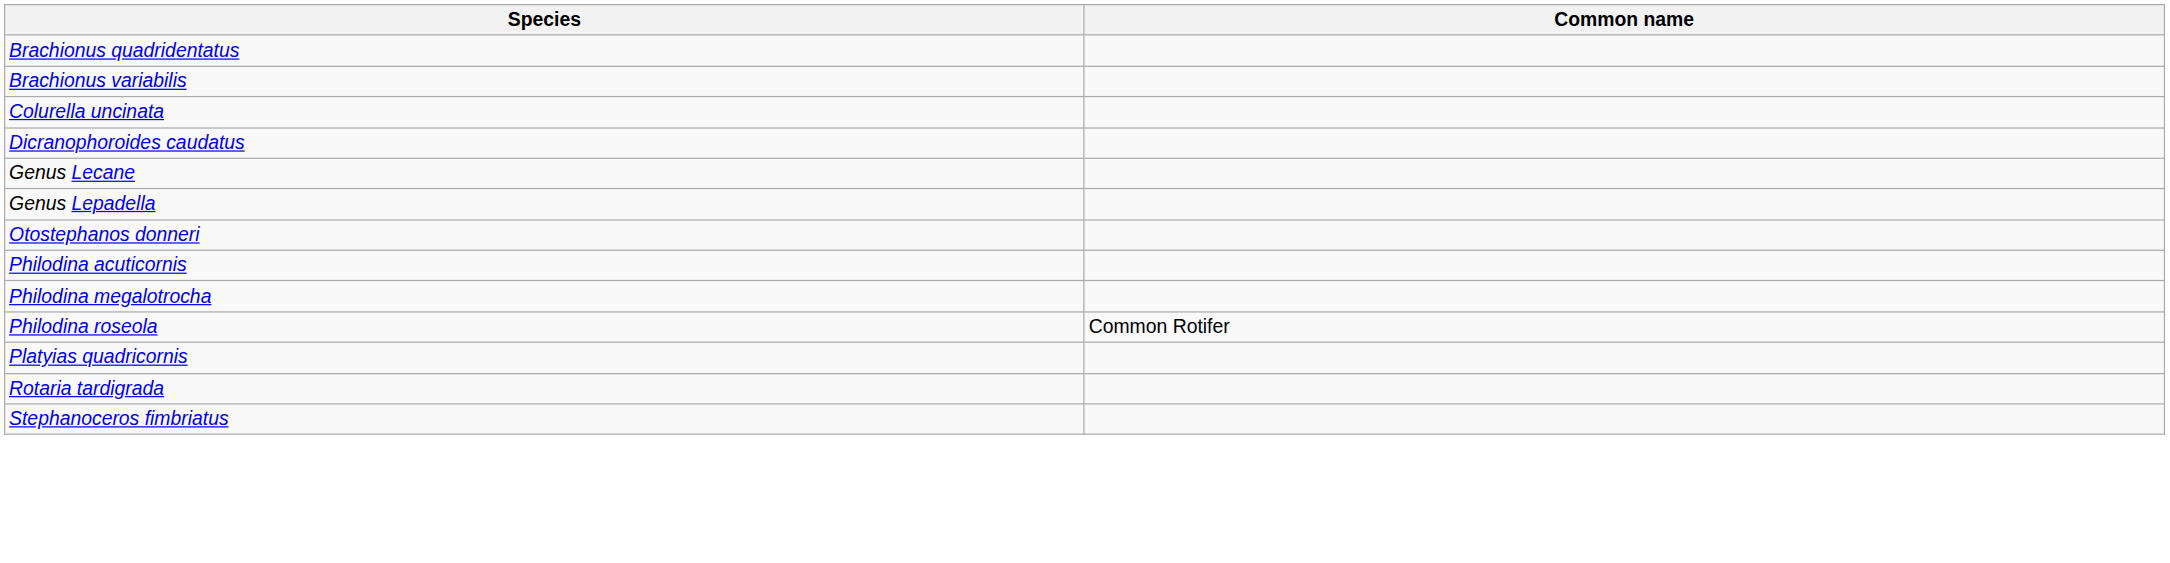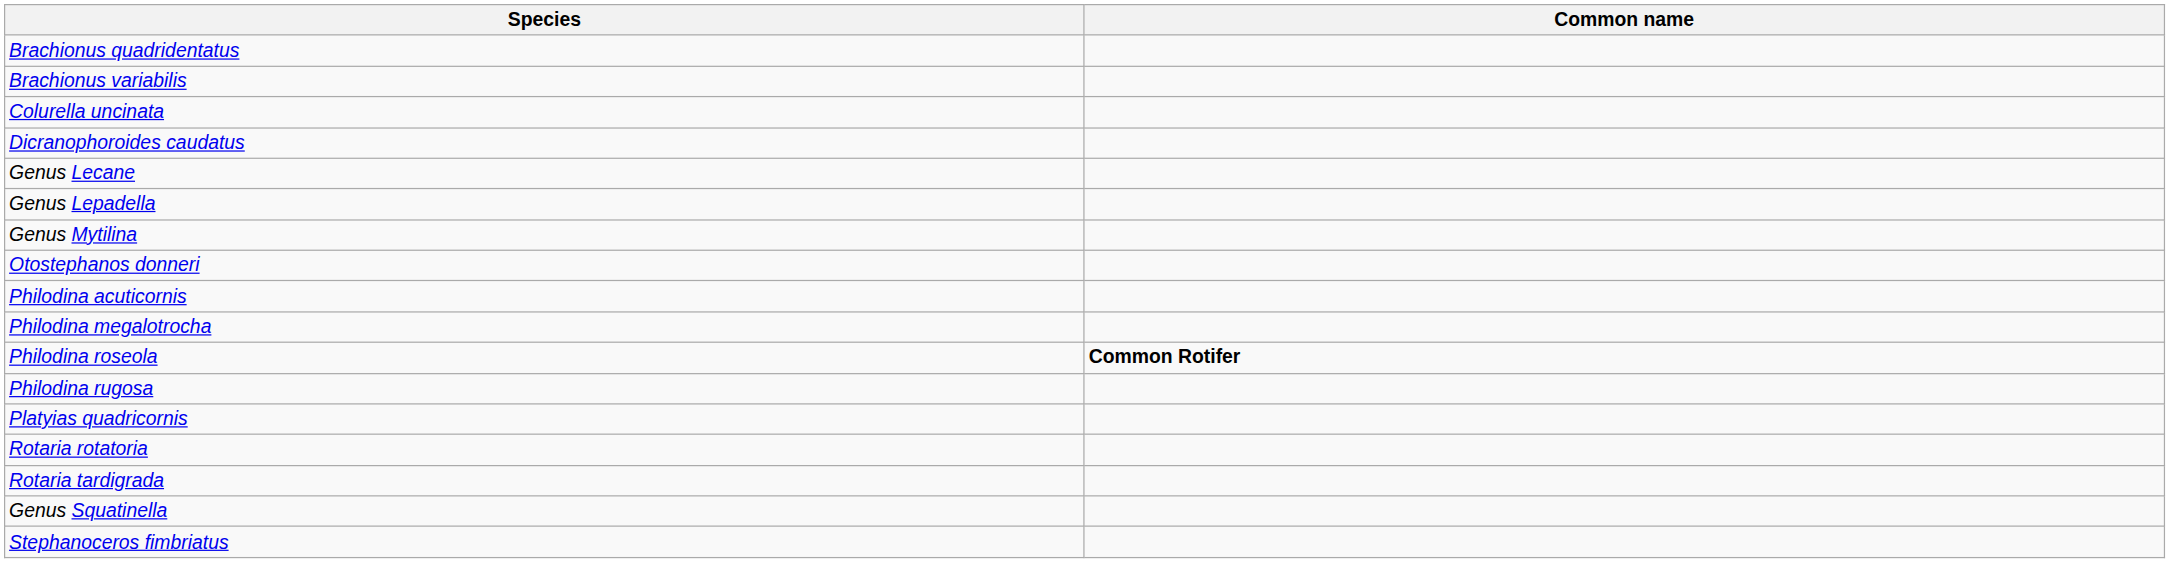+ row: (73, 234)
(1159, 326) normal -> (1165, 357) bold
+ row: (81, 388)
+ row: (78, 449)
+ row: (88, 511)
